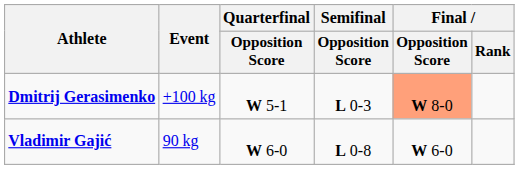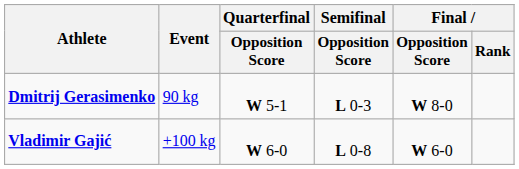(189, 96) +100 kg -> (181, 96) 90 kg
(432, 106) lightsalmon background -> (432, 106) no background
(181, 141) 90 kg -> (189, 141) +100 kg
